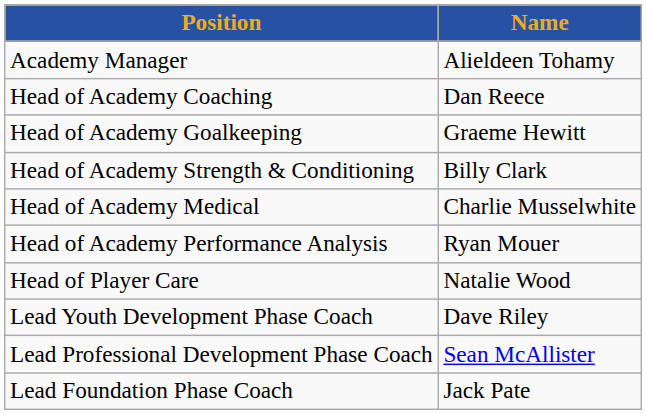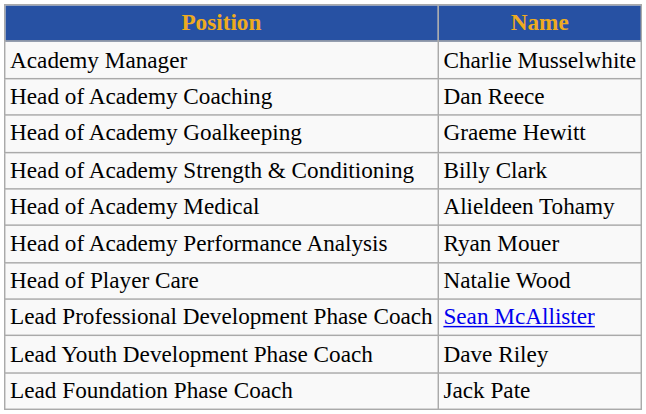(529, 59) Alieldeen Tohamy -> (540, 59) Charlie Musselwhite
(540, 206) Charlie Musselwhite -> (529, 206) Alieldeen Tohamy
rows swapped: (221, 354) <-> (191, 317)
